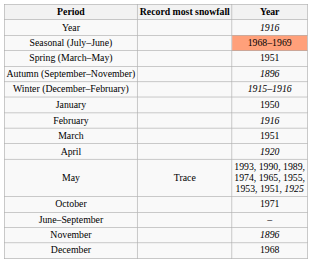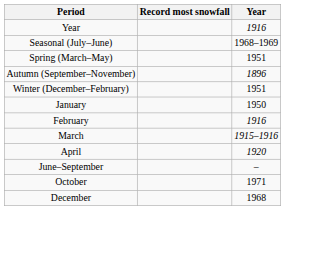(270, 43) lightsalmon background -> (256, 43) no background
(270, 89) 1915–1916 -> (256, 89) 1951
(270, 136) 1951 -> (256, 136) 1915–1916
- row: (71, 178)
rows swapped: (71, 219) <-> (71, 204)
- row: (71, 235)
